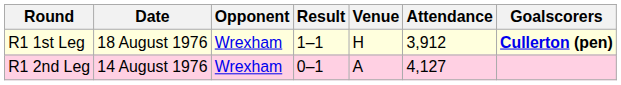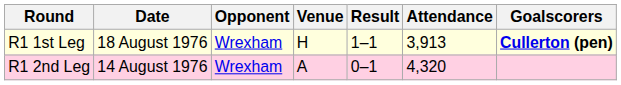columns swapped: (376, 17) <-> (321, 17)
(426, 42) 3,912 -> (426, 42) 3,913
(426, 67) 4,127 -> (426, 67) 4,320
